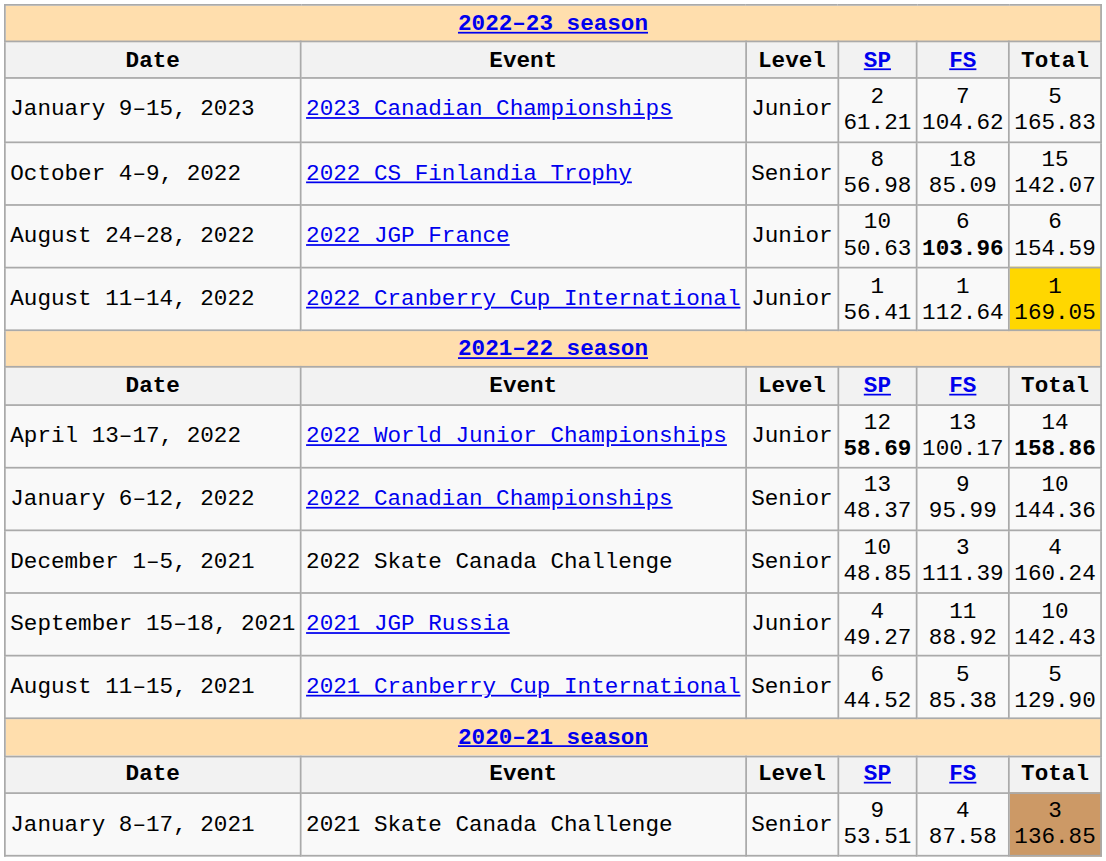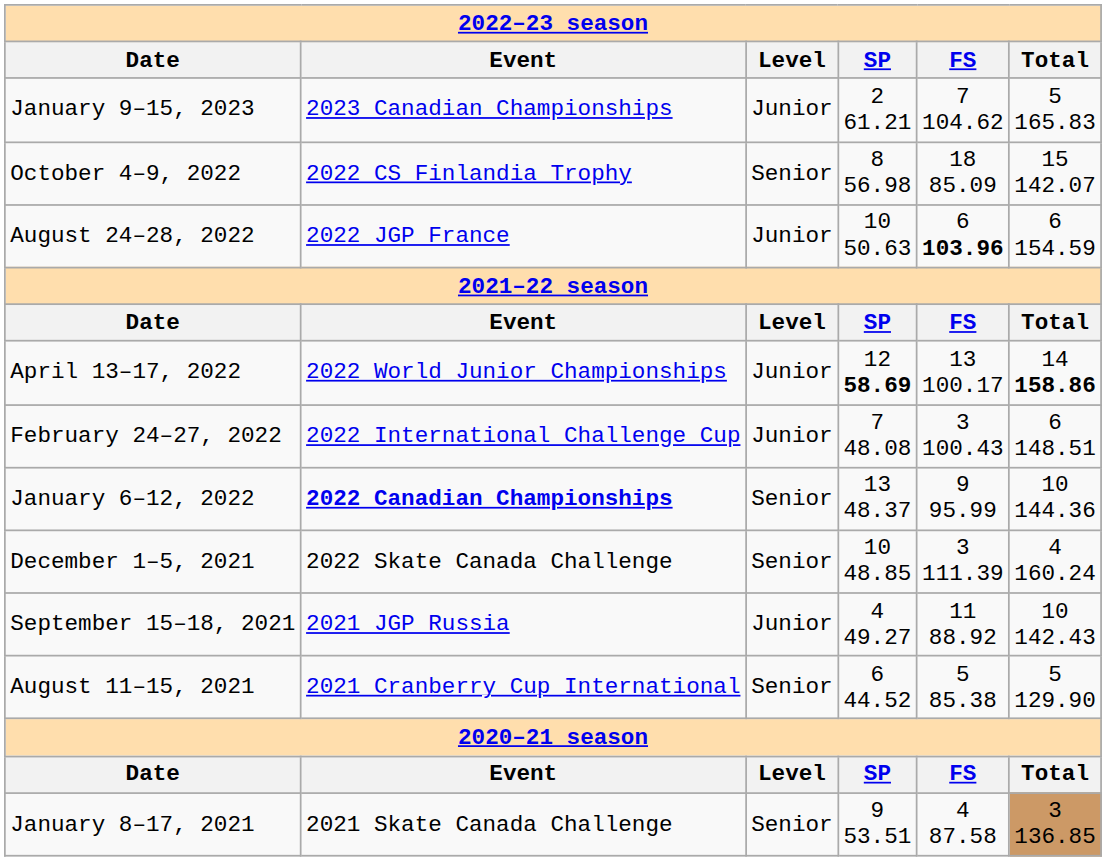- row: (132, 299)
+ row: (146, 436)
(489, 499) normal -> (489, 499) bold
